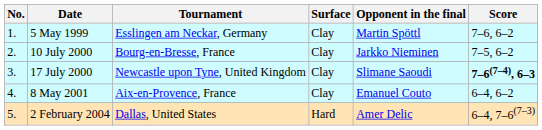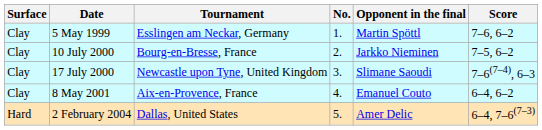columns swapped: (16, 14) <-> (331, 14)
(503, 72) bold -> (503, 72) normal
